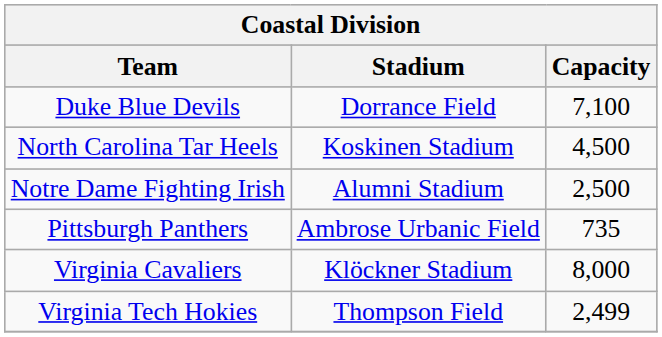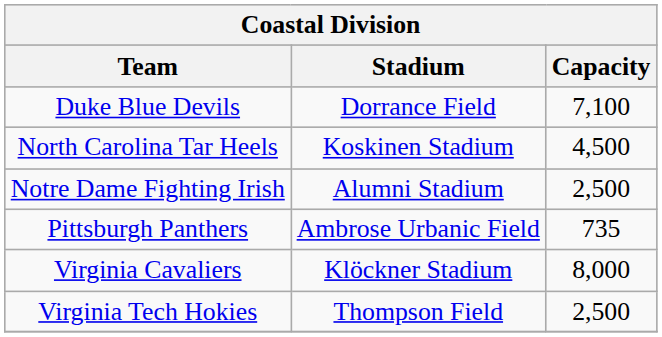(601, 310) 2,499 -> (601, 310) 2,500
